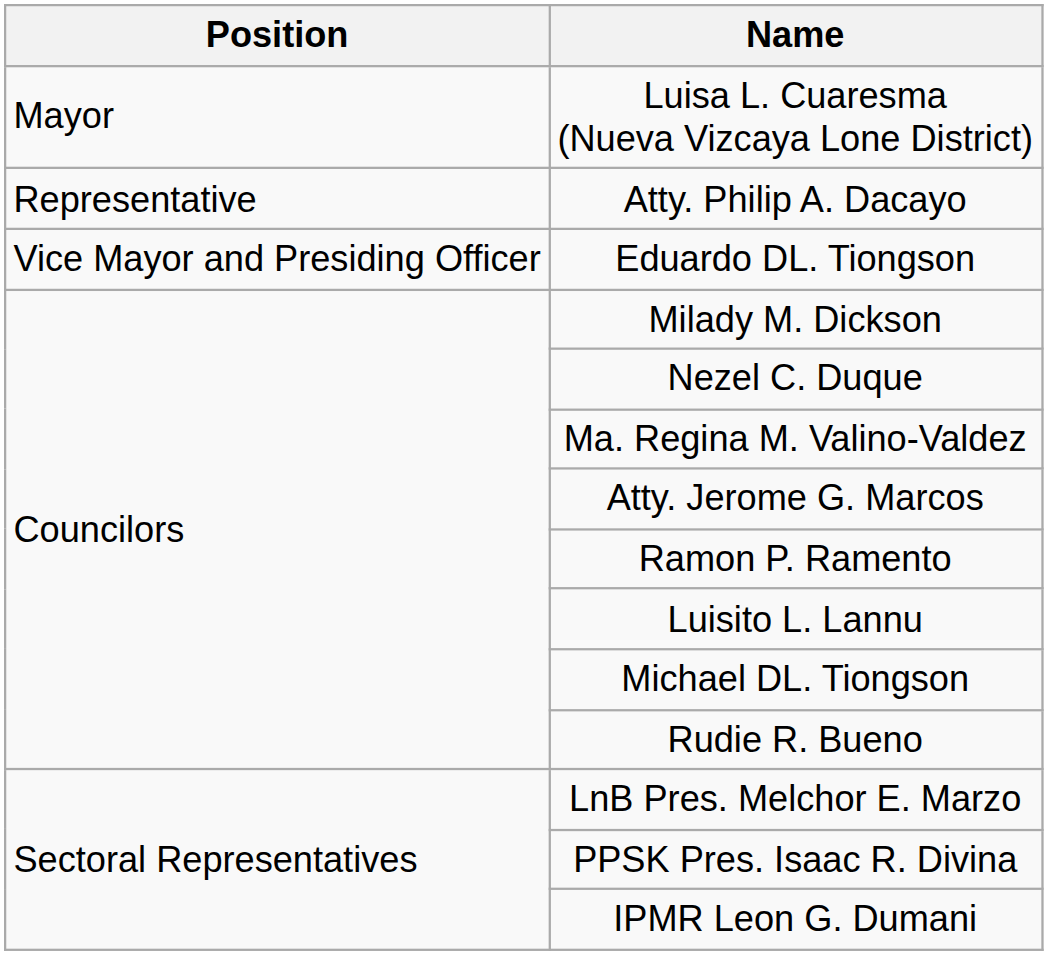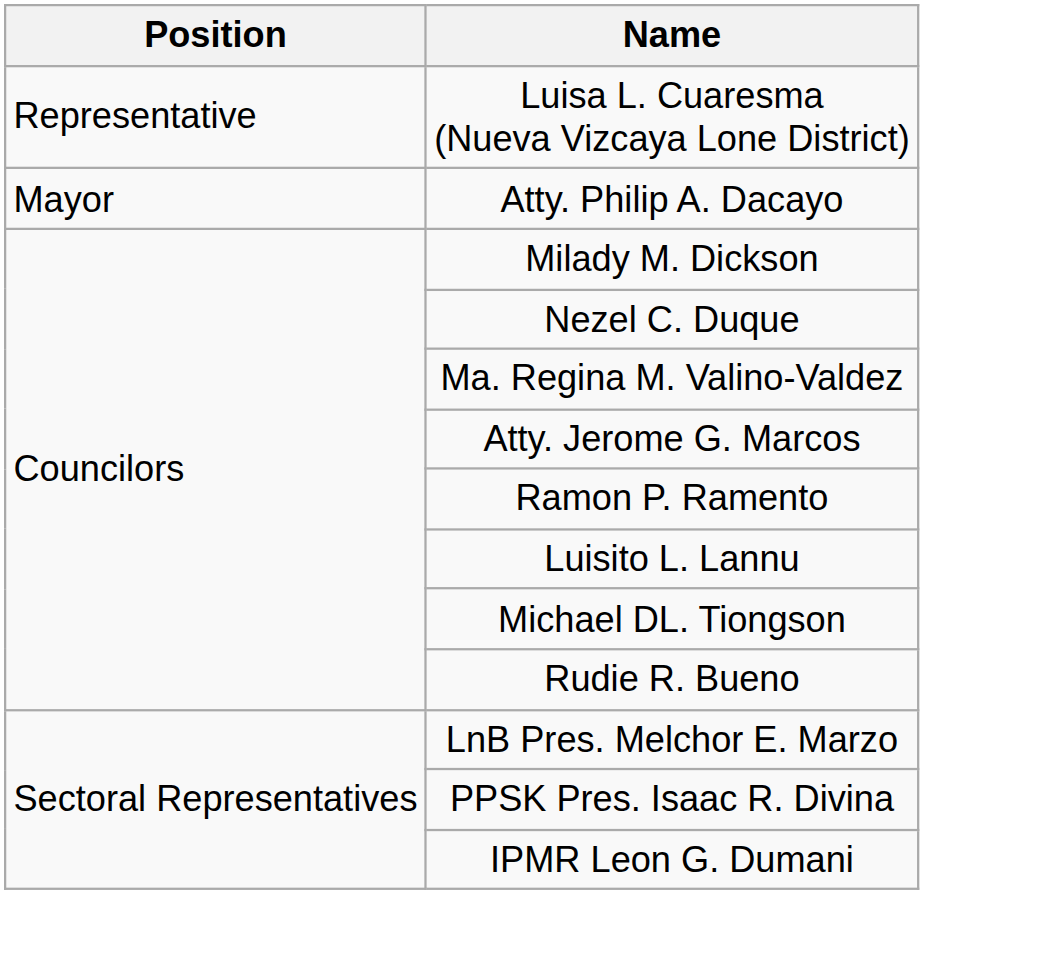(64, 117) Mayor -> (135, 117) Representative
(135, 198) Representative -> (64, 198) Mayor
- row: (795, 259)
